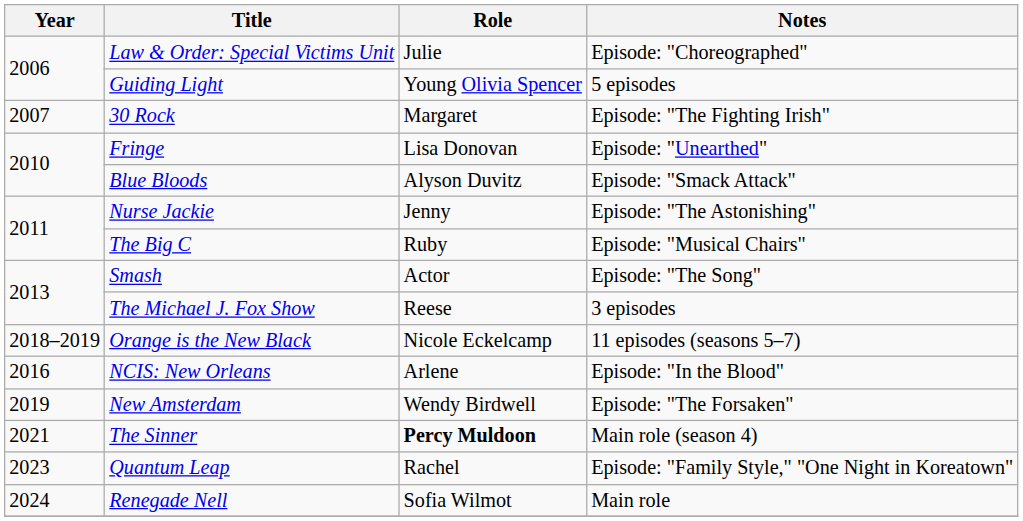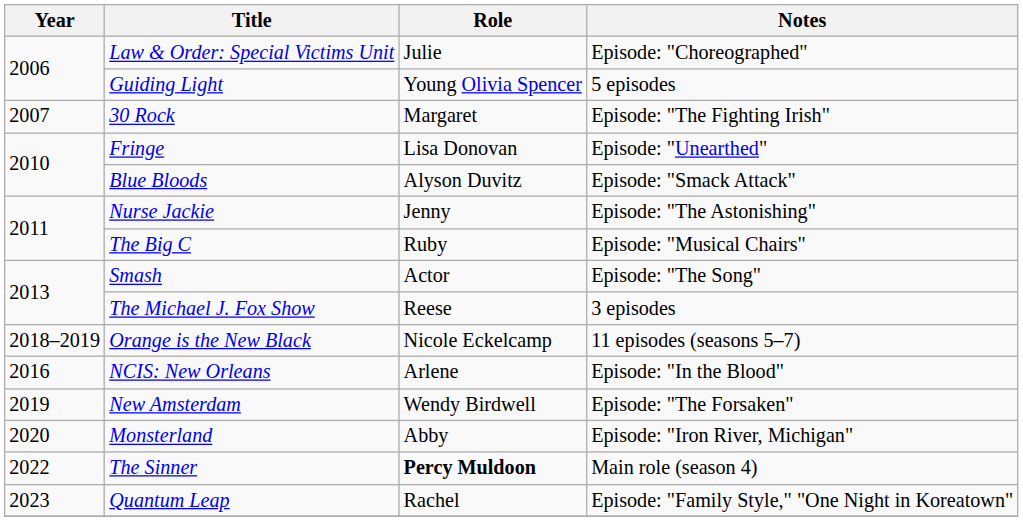+ row: (161, 436)
(29, 436) 2021 -> (29, 468) 2022
- row: (168, 500)
